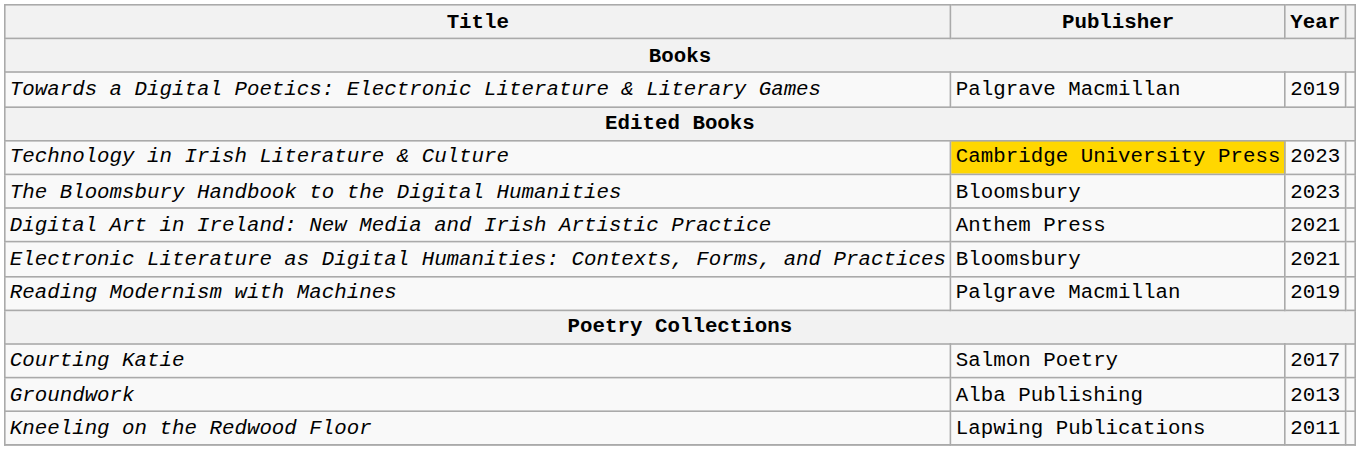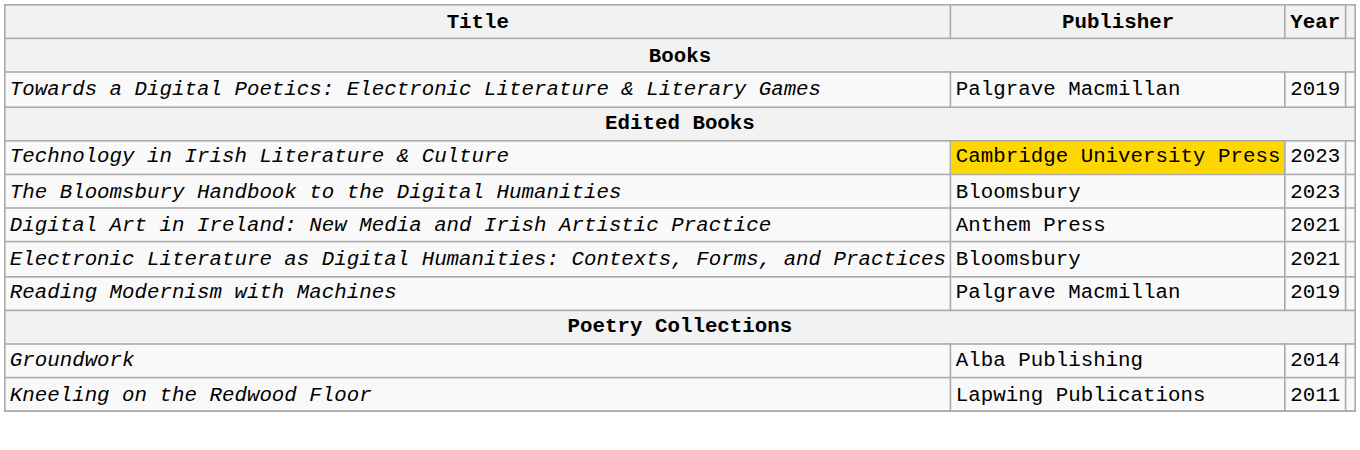- row: (97, 361)
(1315, 395) 2013 -> (1315, 361) 2014
